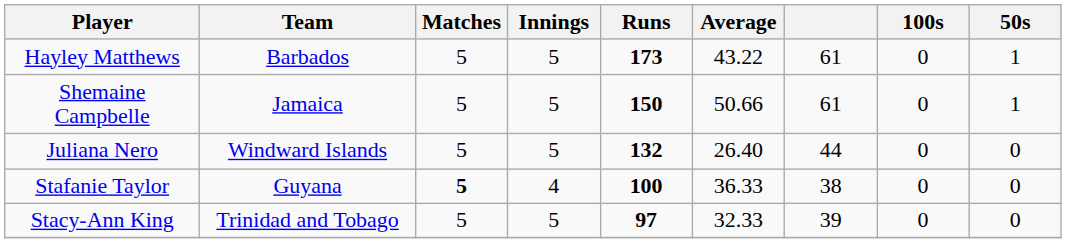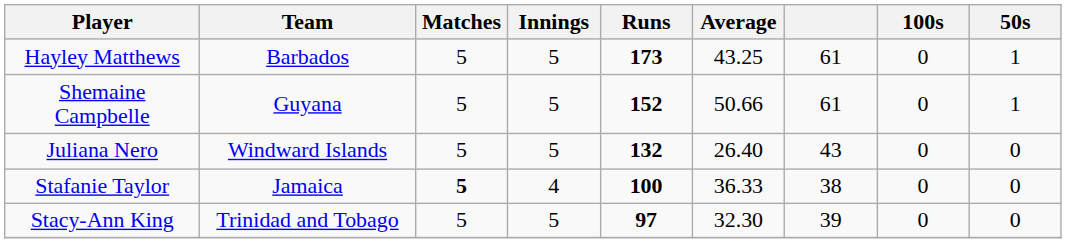(738, 56) 43.22 -> (738, 56) 43.25
(308, 103) Jamaica -> (308, 103) Guyana
(646, 103) 150 -> (646, 103) 152
(831, 150) 44 -> (831, 150) 43
(308, 185) Guyana -> (308, 185) Jamaica
(738, 220) 32.33 -> (738, 220) 32.30
